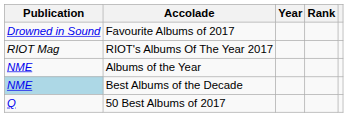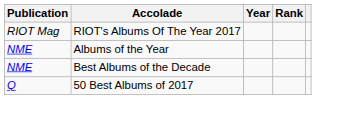- row: (170, 31)
(20, 85) lightblue background -> (20, 67) no background
